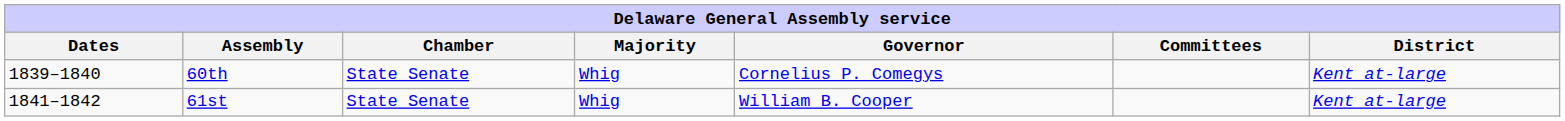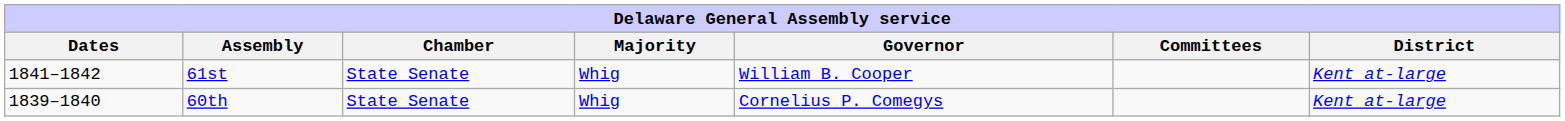rows swapped: (207, 74) <-> (207, 102)
